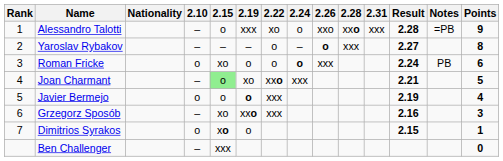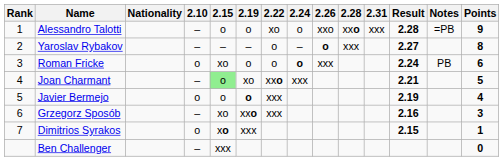(249, 30) xxx -> (249, 30) o
(249, 131) o -> (249, 131) xxx
